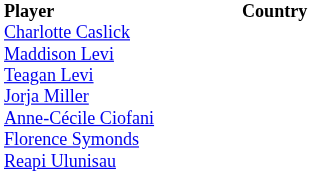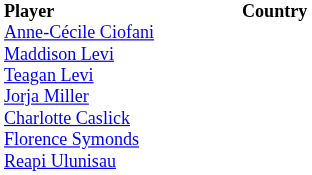rows swapped: (67, 32) <-> (79, 117)
